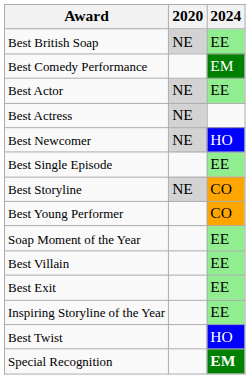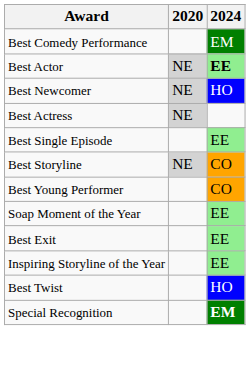- row: (53, 42)
(220, 90) normal -> (221, 66) bold
rows swapped: (40, 116) <-> (50, 140)
- row: (39, 263)
